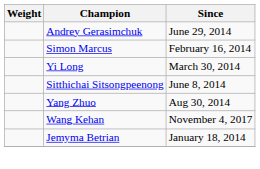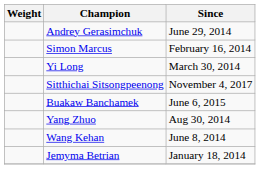(197, 84) June 8, 2014 -> (211, 84) November 4, 2017
+ row: (93, 102)
(211, 119) November 4, 2017 -> (197, 137) June 8, 2014
